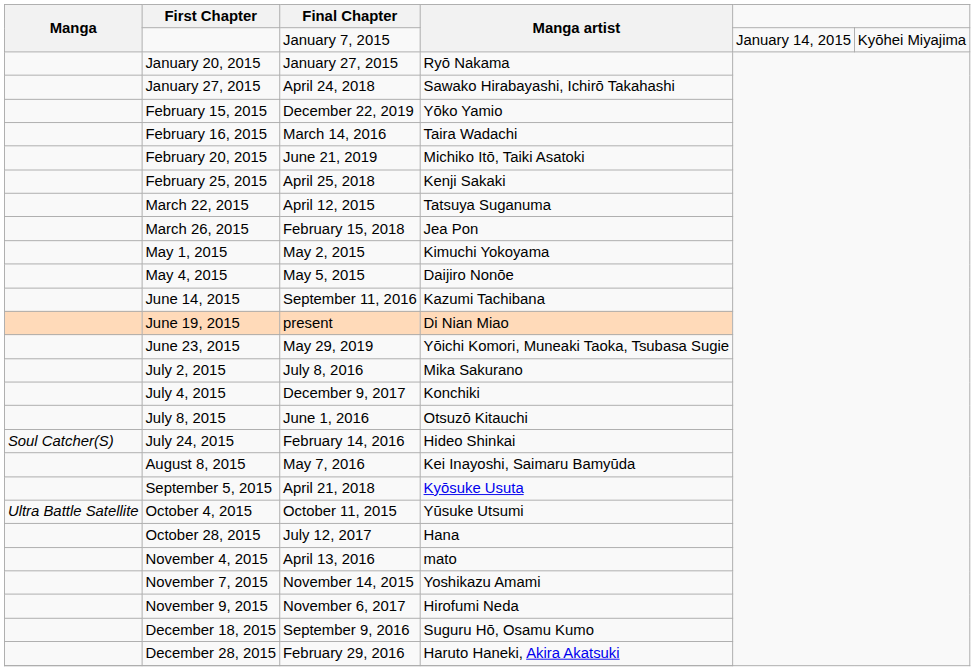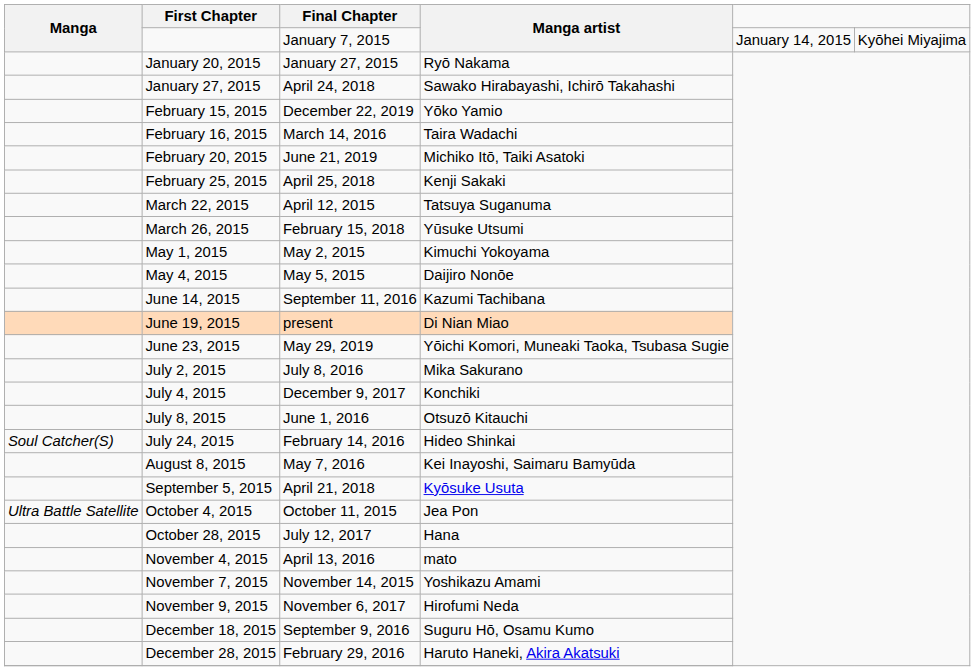(451, 228) Jea Pon -> (474, 228) Yūsuke Utsumi
(474, 511) Yūsuke Utsumi -> (451, 511) Jea Pon
